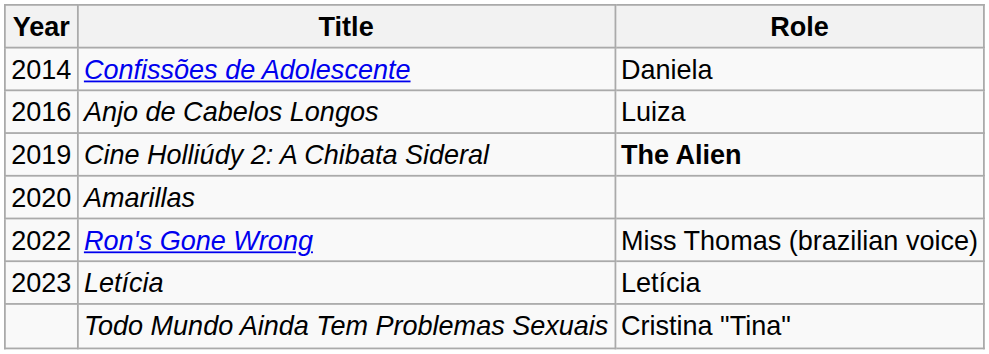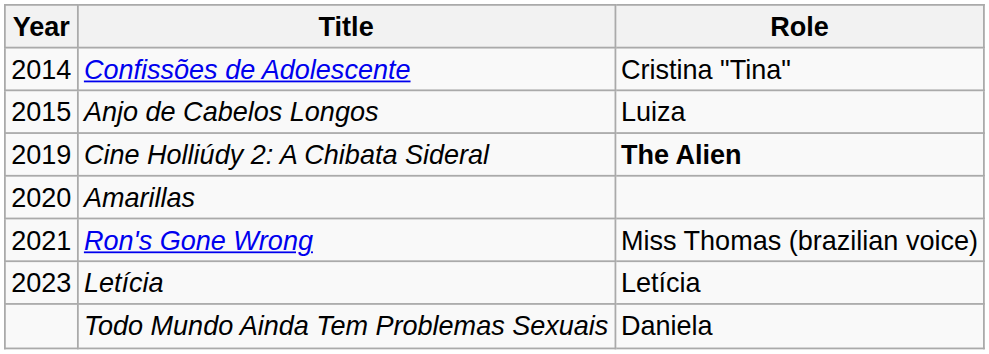(667, 69) Daniela -> (706, 69) Cristina "Tina"
(41, 112) 2016 -> (41, 112) 2015
(41, 241) 2022 -> (41, 241) 2021
(706, 326) Cristina "Tina" -> (667, 326) Daniela
